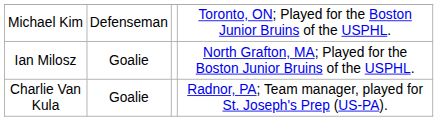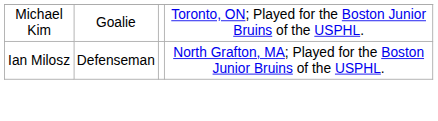(129, 23) Defenseman -> (116, 23) Goalie
(129, 60) Goalie -> (116, 60) Defenseman
- row: (46, 97)
